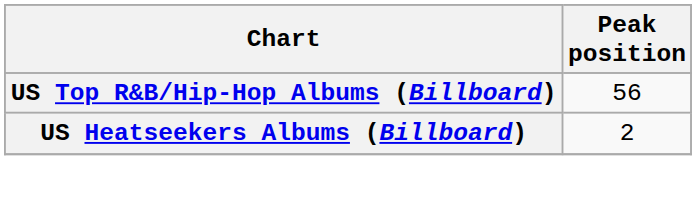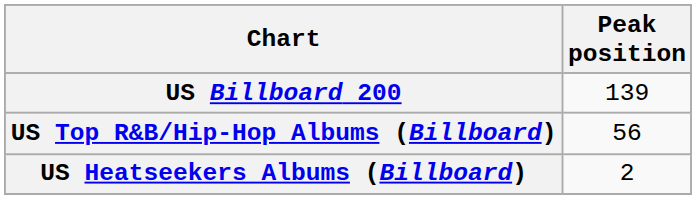+ row: (284, 93)
